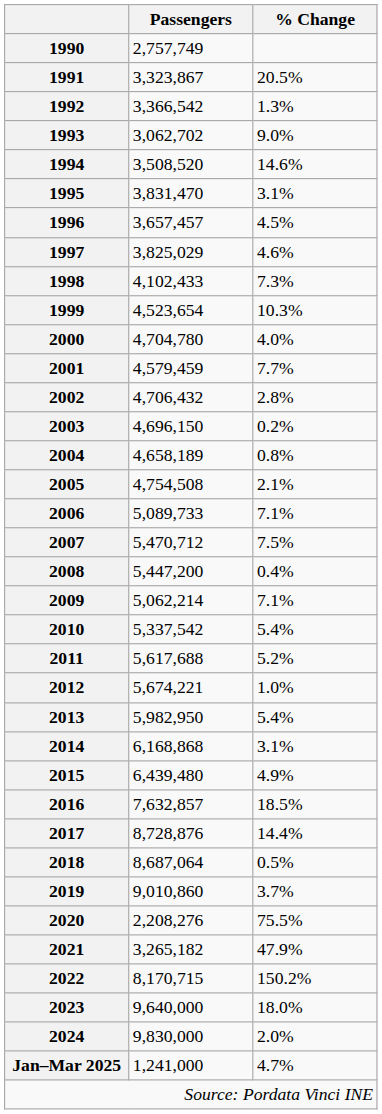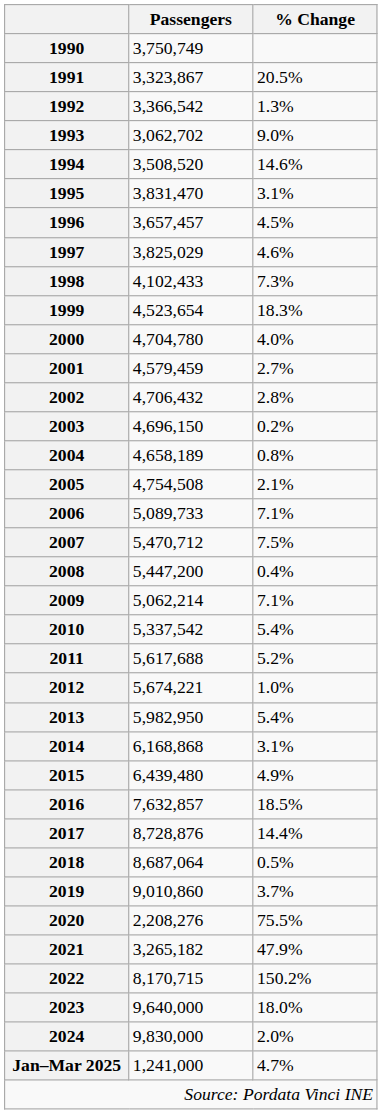(168, 48) 2,757,749 -> (168, 48) 3,750,749
(280, 309) 10.3% -> (280, 309) 18.3%
(275, 368) 7.7% -> (275, 368) 2.7%
